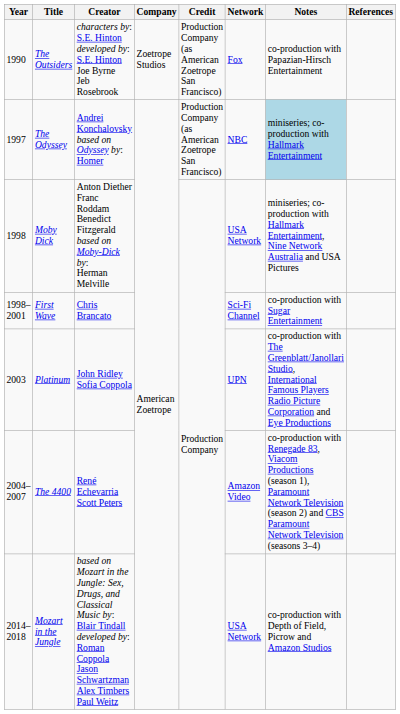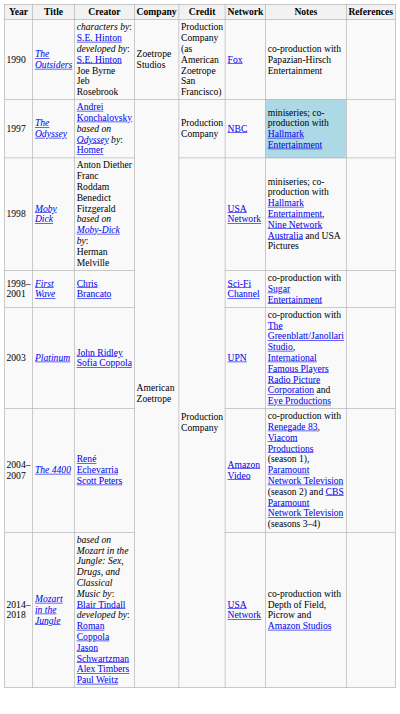(202, 139) Production Company (as American Zoetrope San Francisco) -> (202, 128) Production Company
